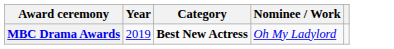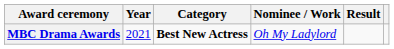+ column: (363, 14)
(138, 34) 2019 -> (138, 34) 2021
